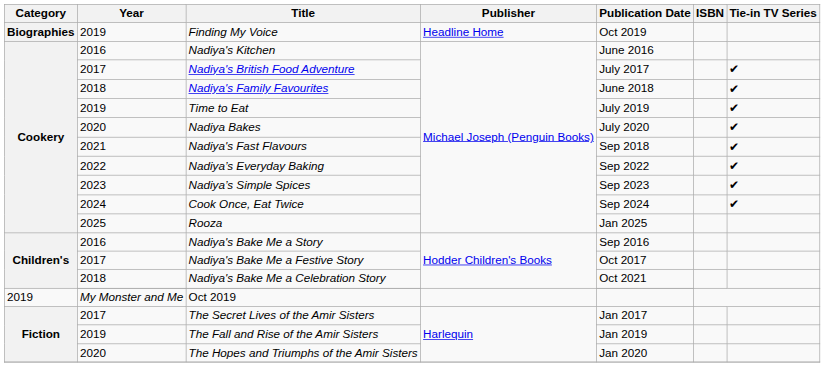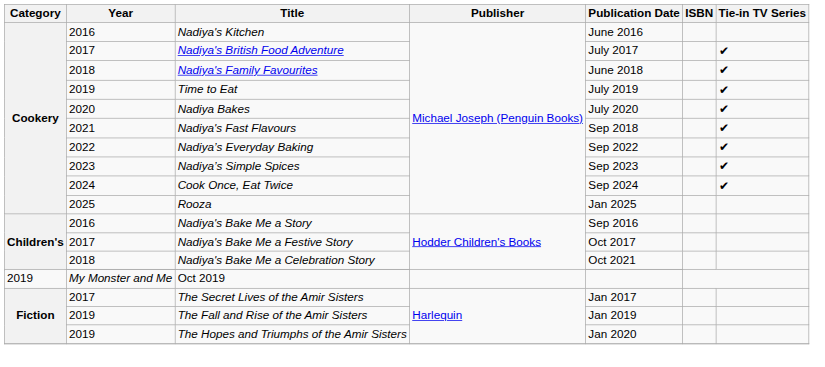- row: (233, 32)
(93, 353) 2020 -> (82, 334) 2019
